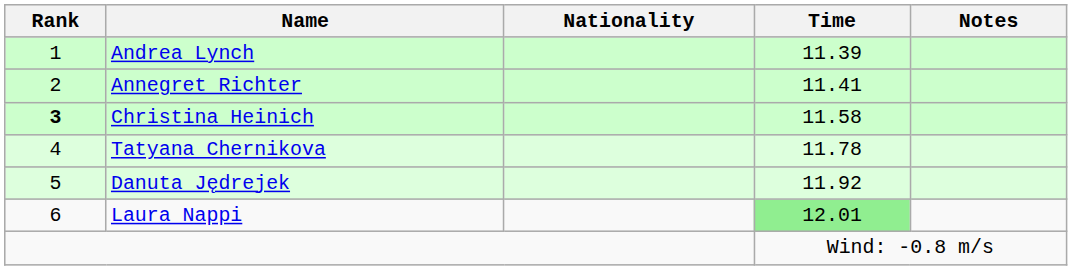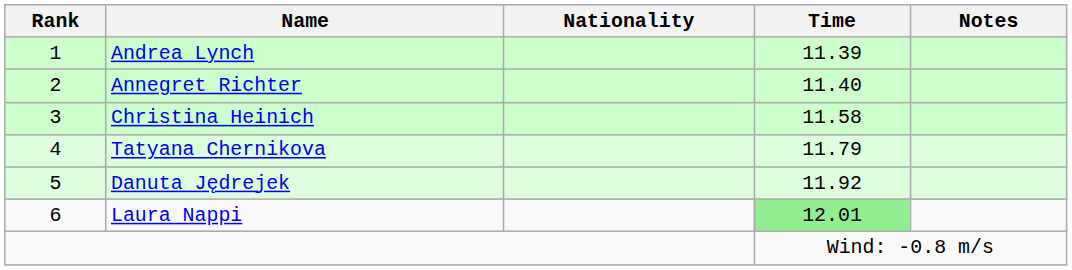(832, 86) 11.41 -> (832, 86) 11.40
(55, 118) bold -> (55, 118) normal
(832, 151) 11.78 -> (832, 151) 11.79
